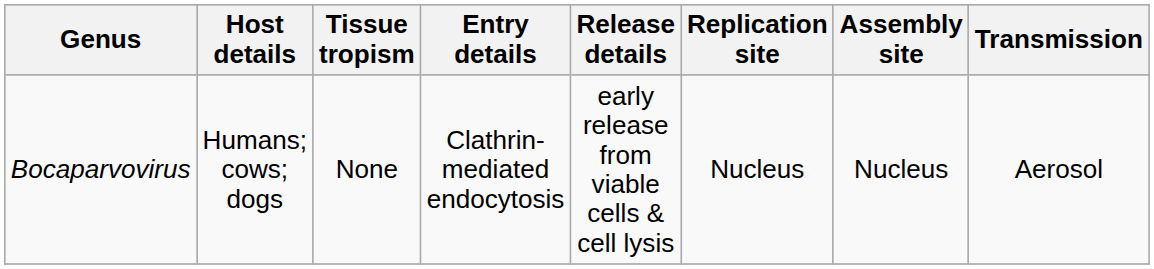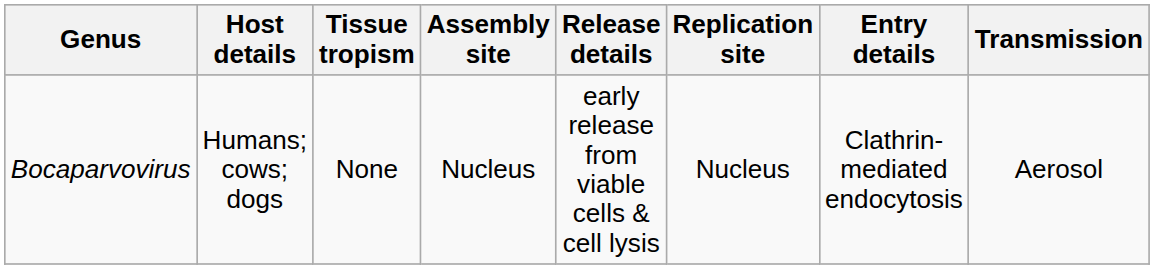columns swapped: (495, 39) <-> (901, 39)
